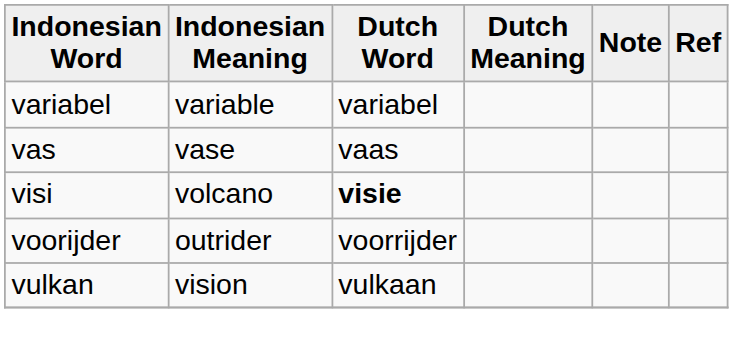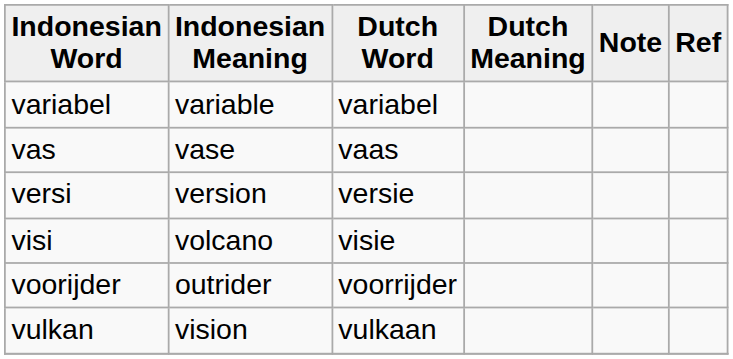+ row: (42, 194)
(370, 194) bold -> (367, 239) normal
